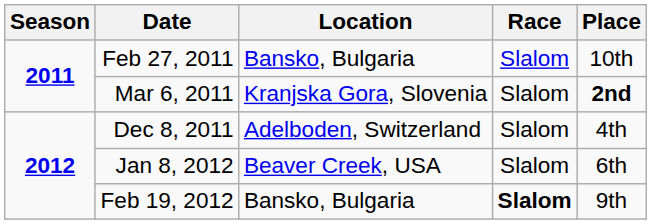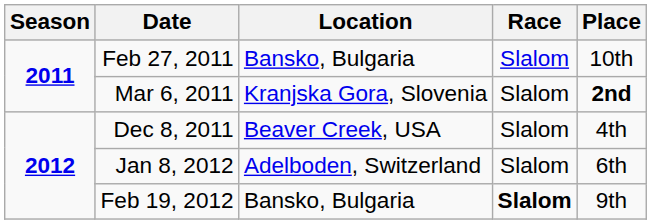(362, 129) Adelboden, Switzerland -> (342, 129) Beaver Creek, USA
(342, 165) Beaver Creek, USA -> (362, 165) Adelboden, Switzerland
